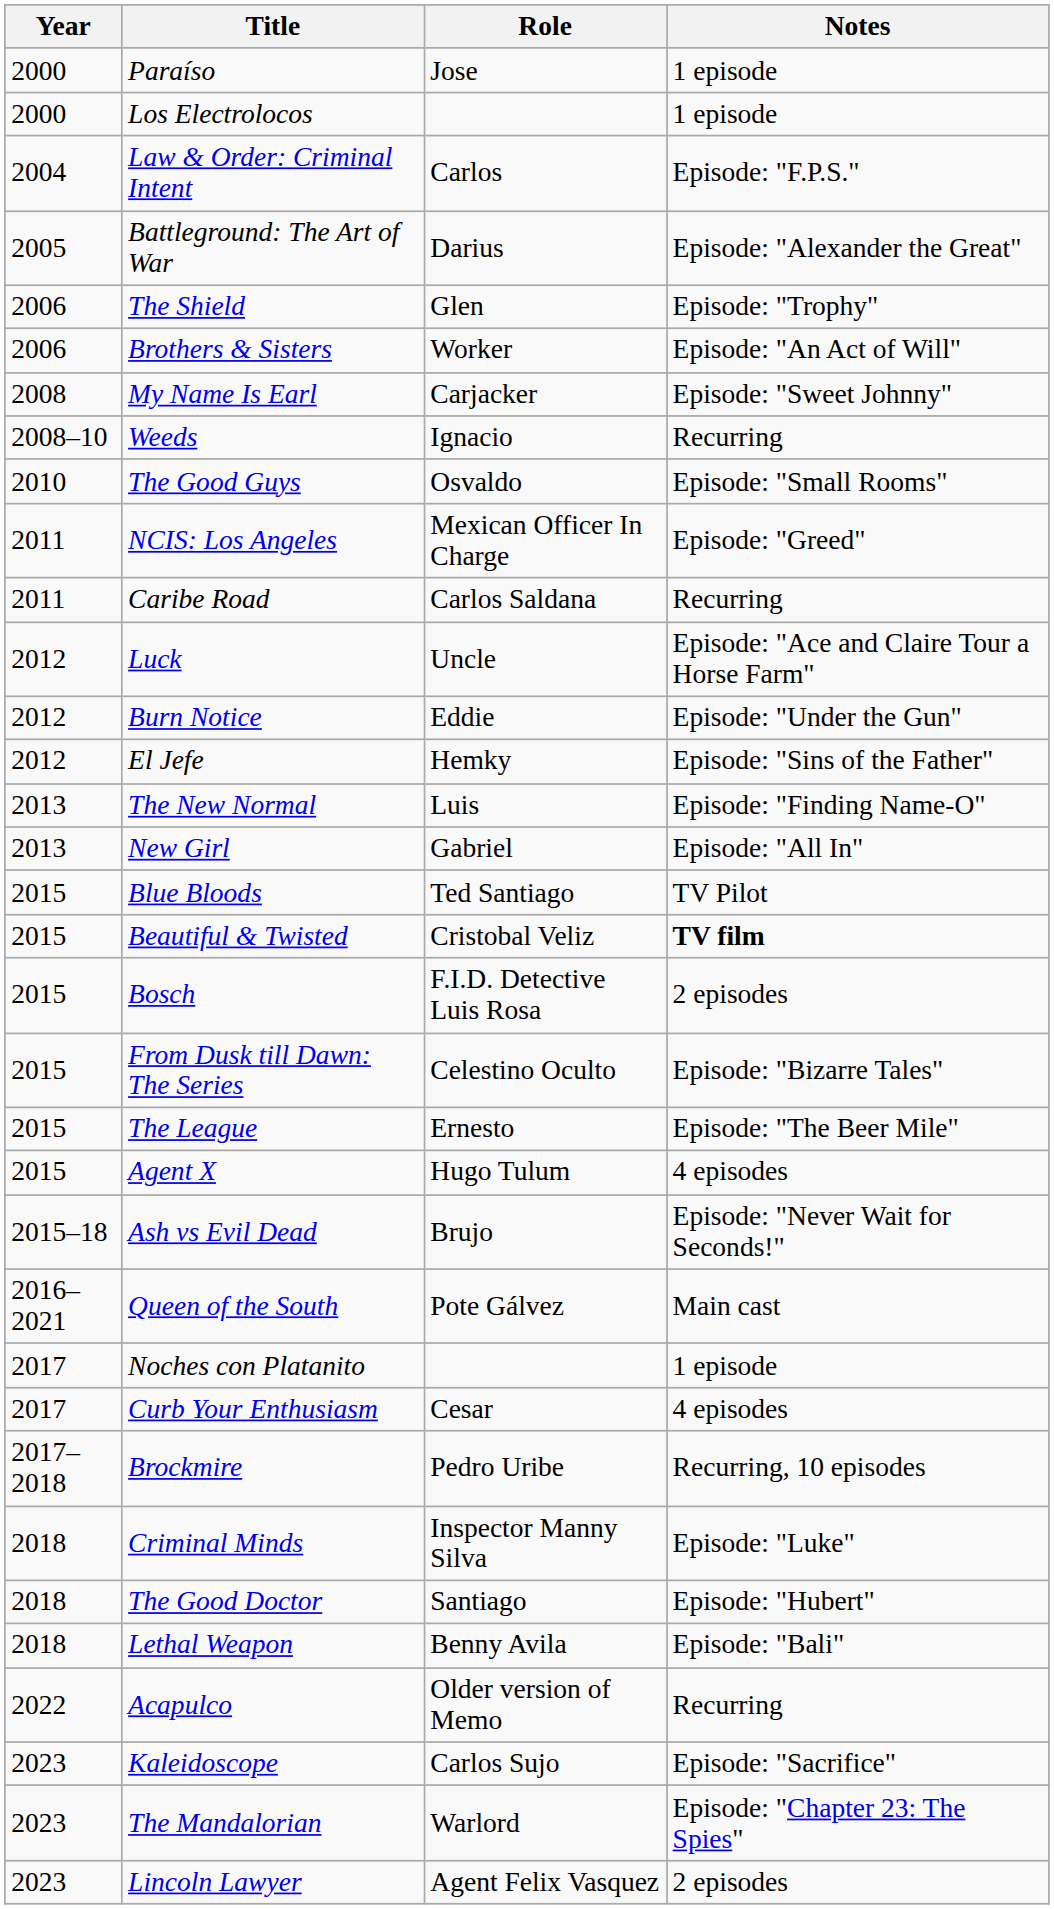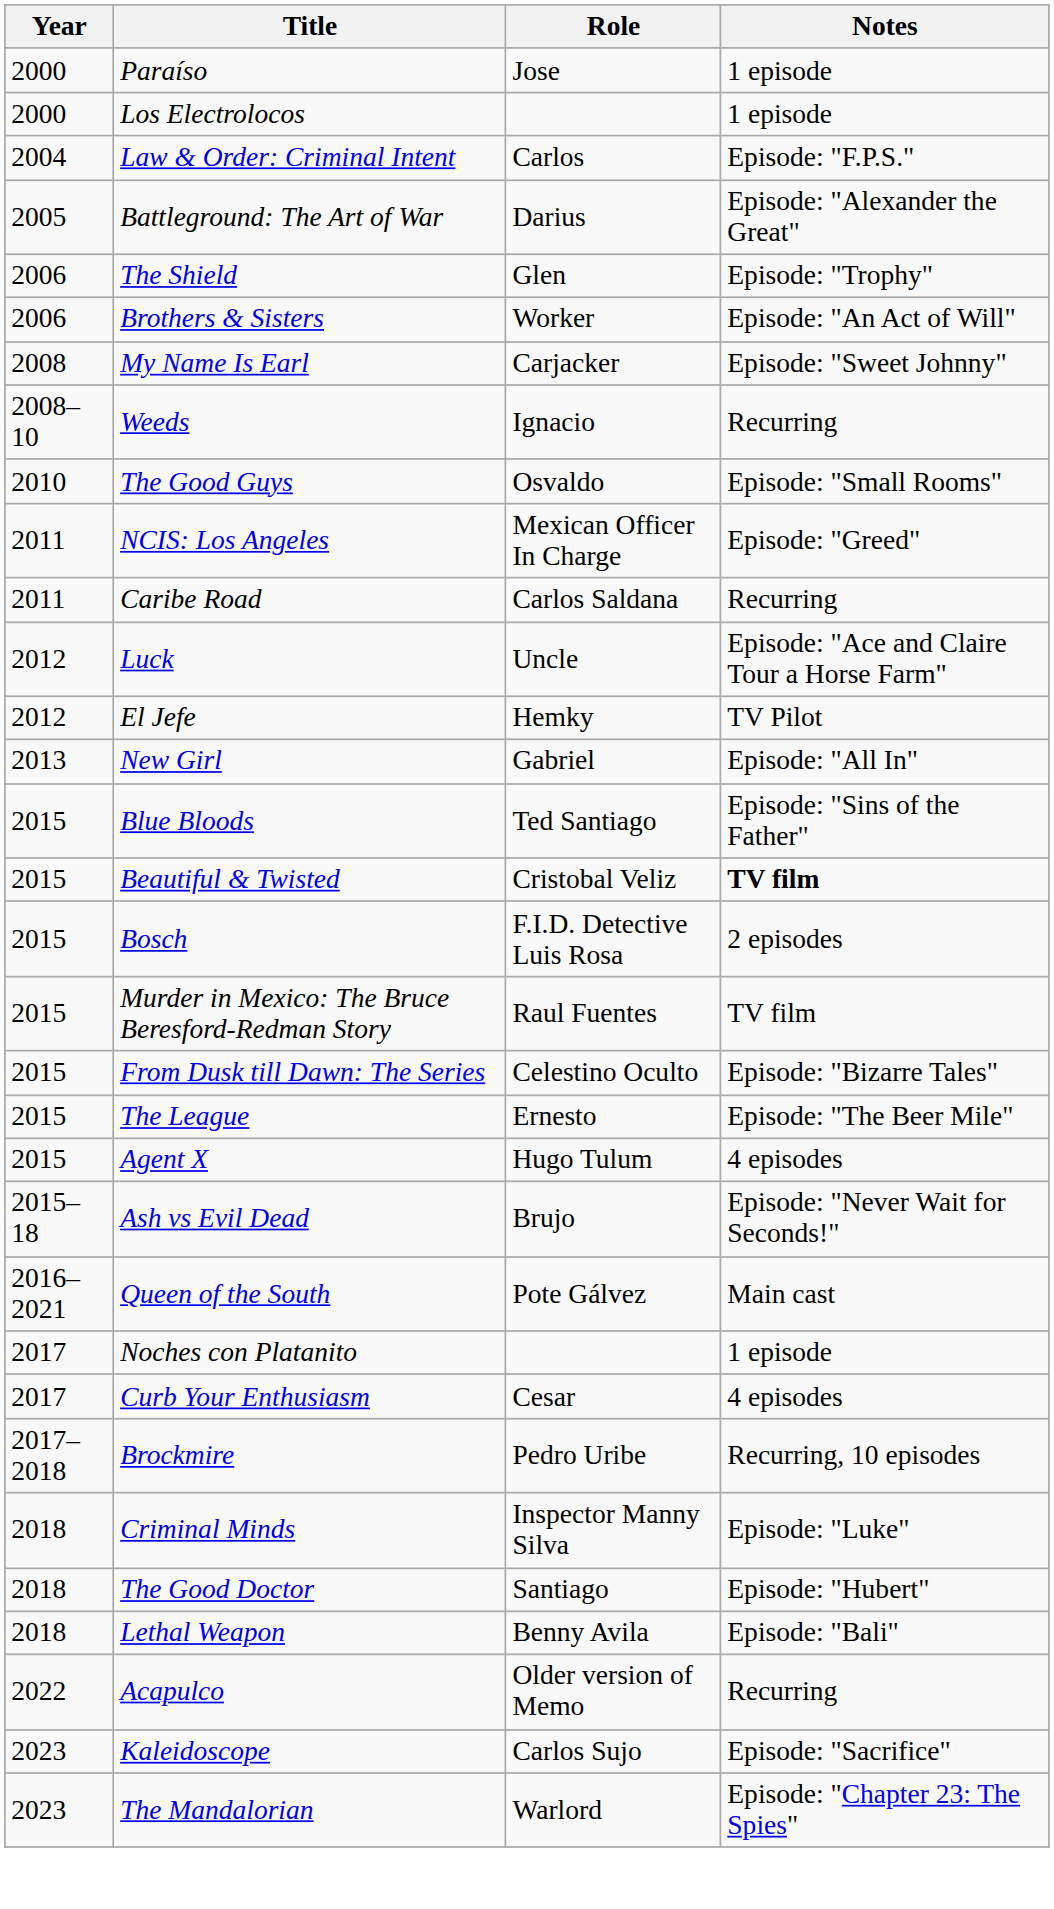- row: (195, 717)
(833, 761) Episode: "Sins of the Father" -> (775, 717) TV Pilot
- row: (222, 804)
(720, 892) TV Pilot -> (843, 820) Episode: "Sins of the Father"
+ row: (285, 1013)
- row: (215, 1881)
